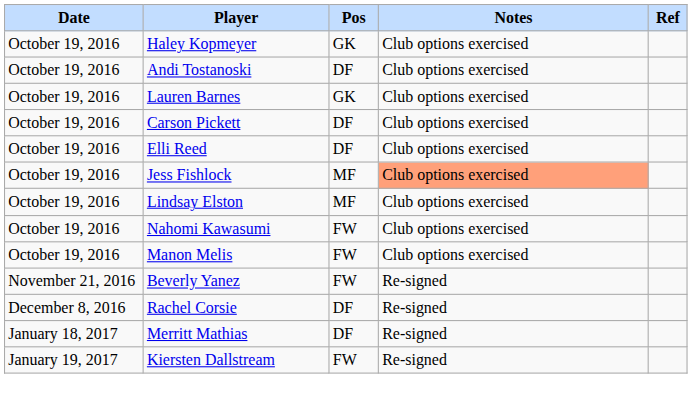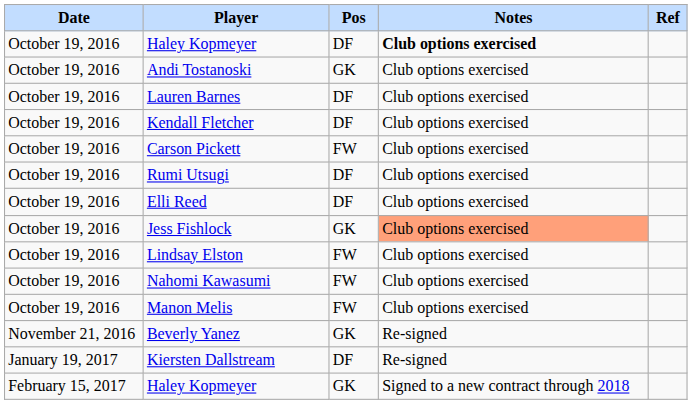(344, 44) GK -> (343, 44) DF
(455, 44) normal -> (459, 44) bold
(343, 70) DF -> (344, 70) GK
(344, 96) GK -> (343, 96) DF
+ row: (64, 123)
(343, 123) DF -> (345, 149) FW
+ row: (64, 175)
(344, 175) MF -> (344, 228) GK
(344, 202) MF -> (345, 254) FW
(345, 281) FW -> (344, 333) GK
- row: (67, 307)
- row: (63, 333)
(345, 359) FW -> (343, 359) DF
+ row: (67, 386)
